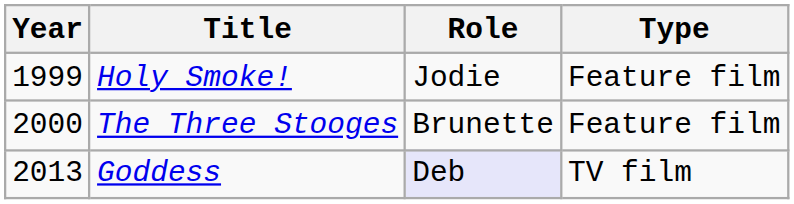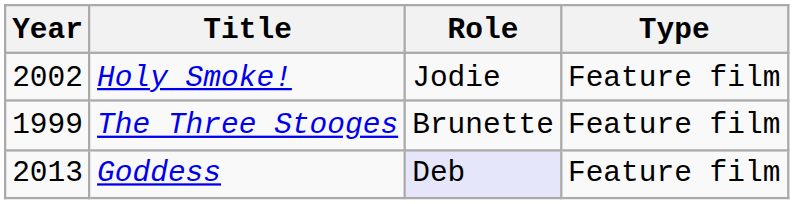(48, 77) 1999 -> (48, 77) 2002
(48, 125) 2000 -> (48, 125) 1999
(630, 173) TV film -> (674, 173) Feature film
